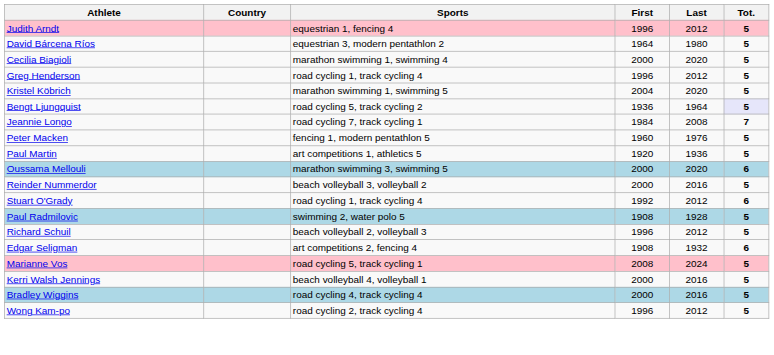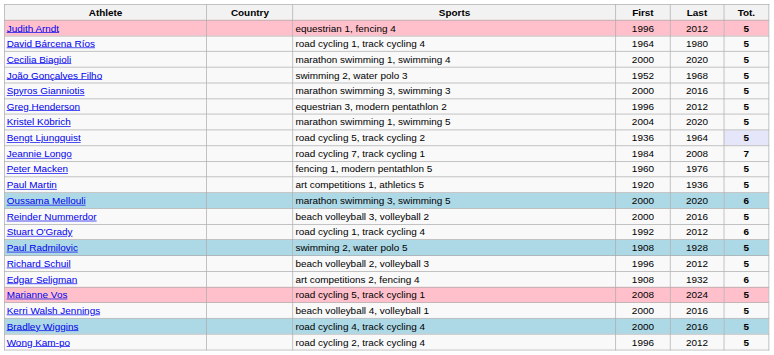(368, 44) equestrian 3, modern pentathlon 2 -> (360, 44) road cycling 1, track cycling 4
+ row: (54, 75)
+ row: (46, 91)
(358, 75) road cycling 1, track cycling 4 -> (371, 107) equestrian 3, modern pentathlon 2
